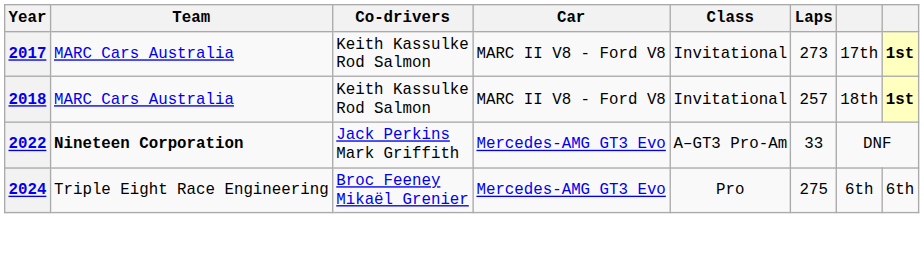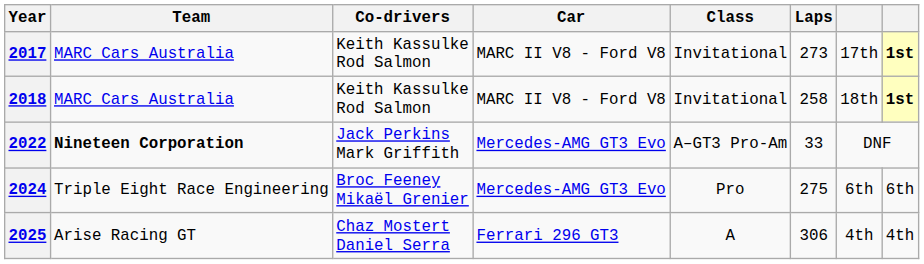(814, 99) 257 -> (814, 99) 258
+ row: (27, 235)
